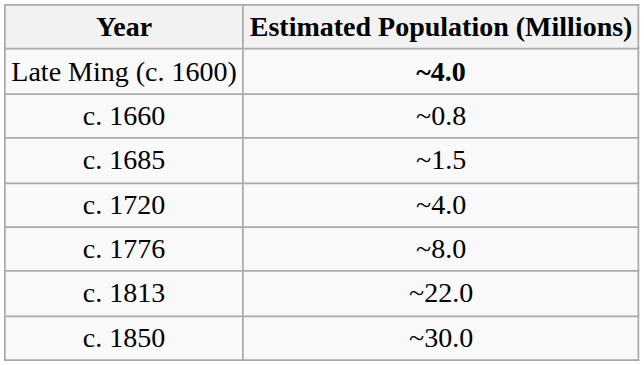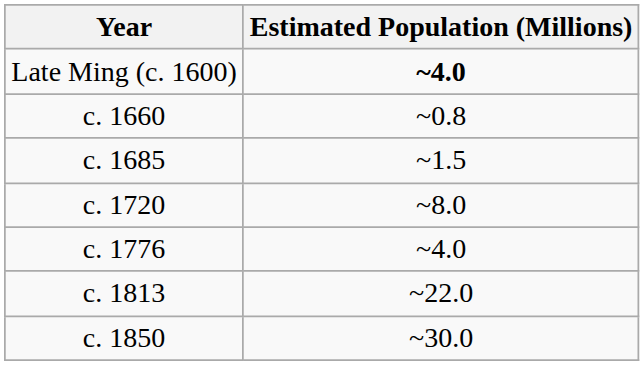(441, 204) ~4.0 -> (441, 204) ~8.0
(441, 248) ~8.0 -> (441, 248) ~4.0
